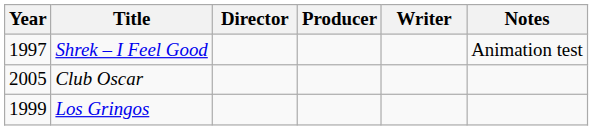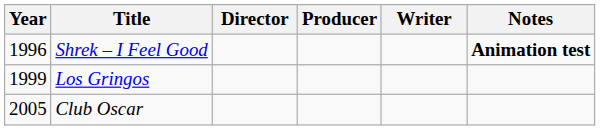(28, 49) 1997 -> (28, 49) 1996
(527, 49) normal -> (531, 49) bold
rows swapped: (102, 109) <-> (99, 79)
